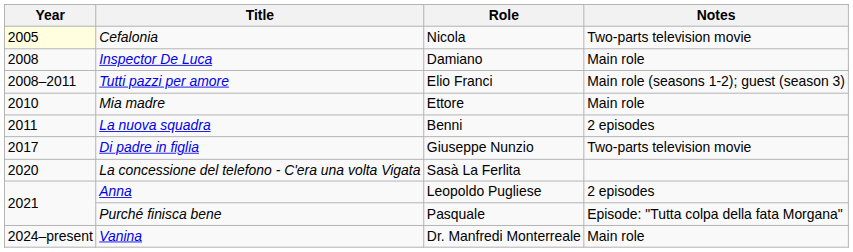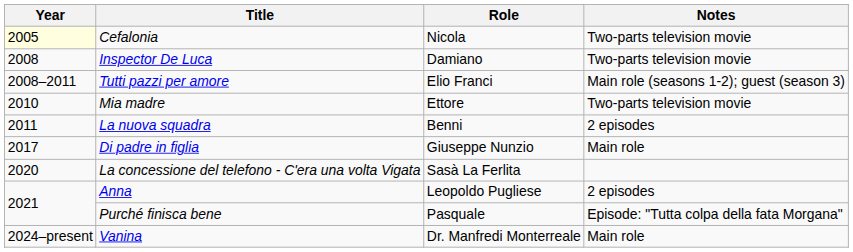(616, 59) Main role -> (669, 59) Two-parts television movie
(616, 103) Main role -> (669, 103) Two-parts television movie
(669, 147) Two-parts television movie -> (616, 147) Main role
